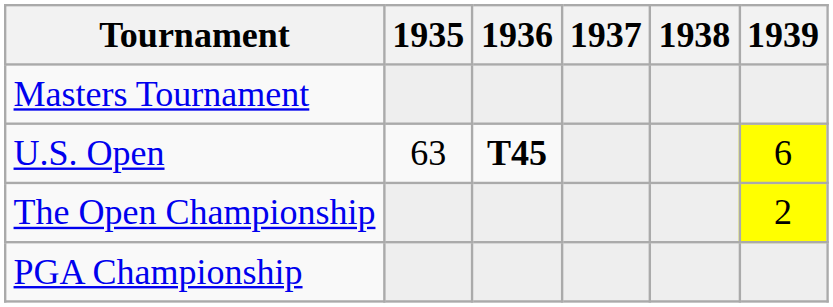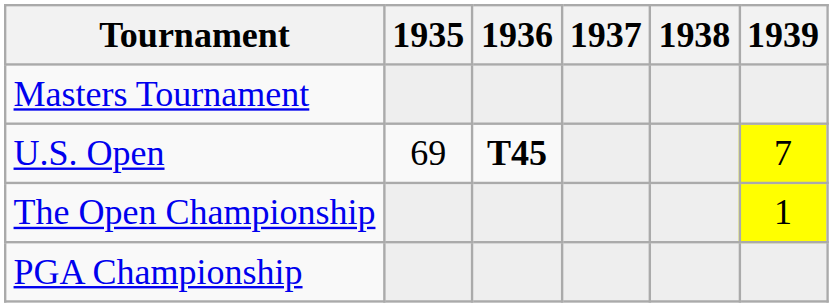(428, 153) 63 -> (428, 153) 69
(783, 153) 6 -> (783, 153) 7
(783, 212) 2 -> (783, 212) 1
